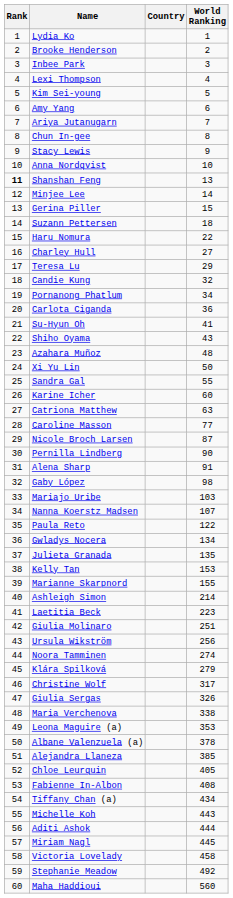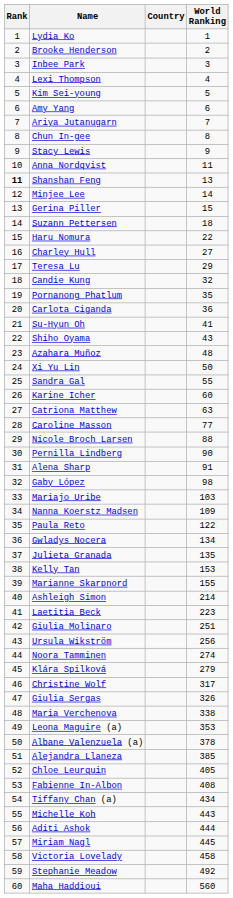(207, 166) 10 -> (207, 166) 11
(207, 295) 34 -> (207, 295) 35
(207, 440) 87 -> (207, 440) 88
(207, 512) 107 -> (207, 512) 109
